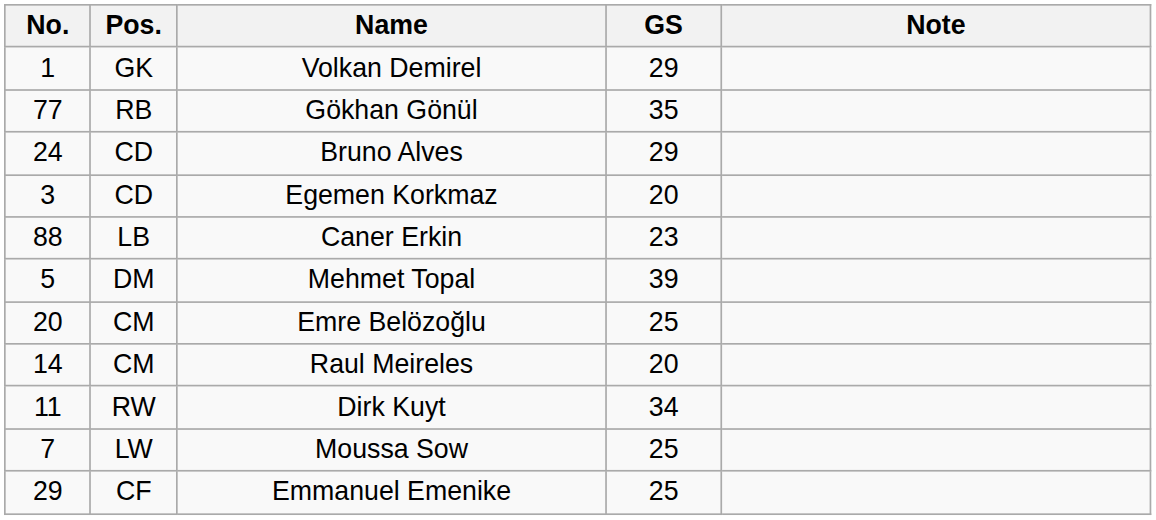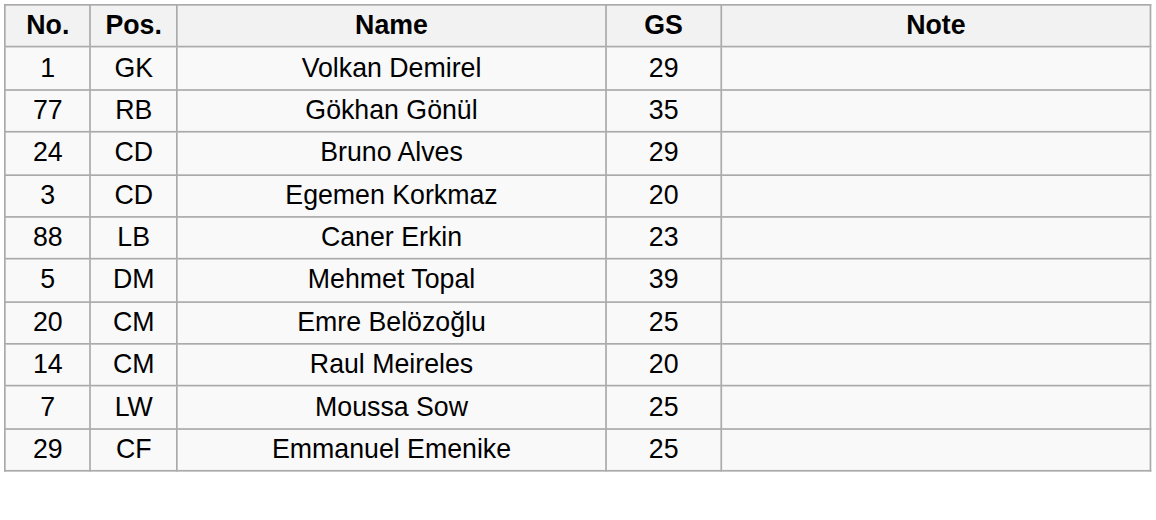- row: (392, 407)
